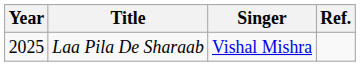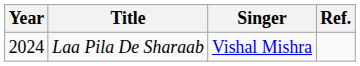(26, 46) 2025 -> (26, 46) 2024
